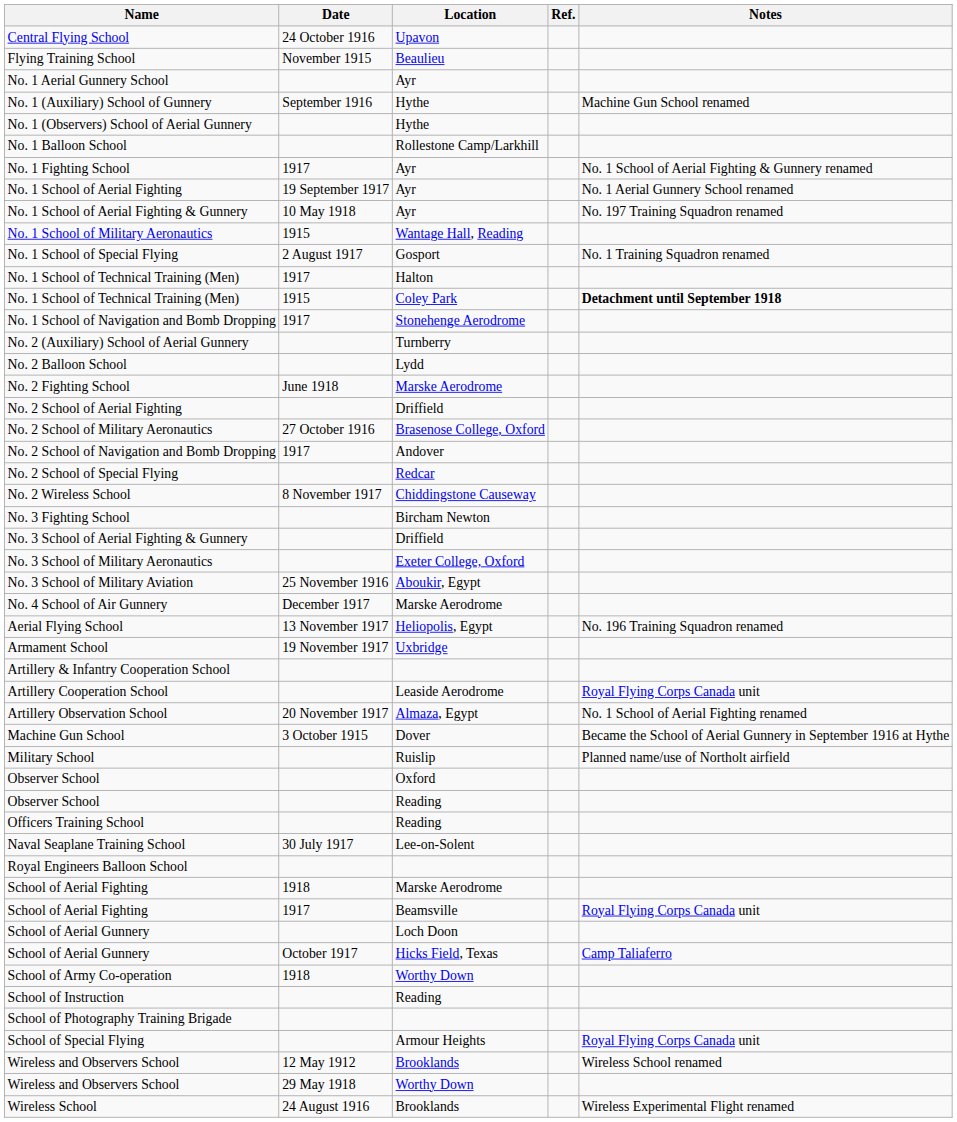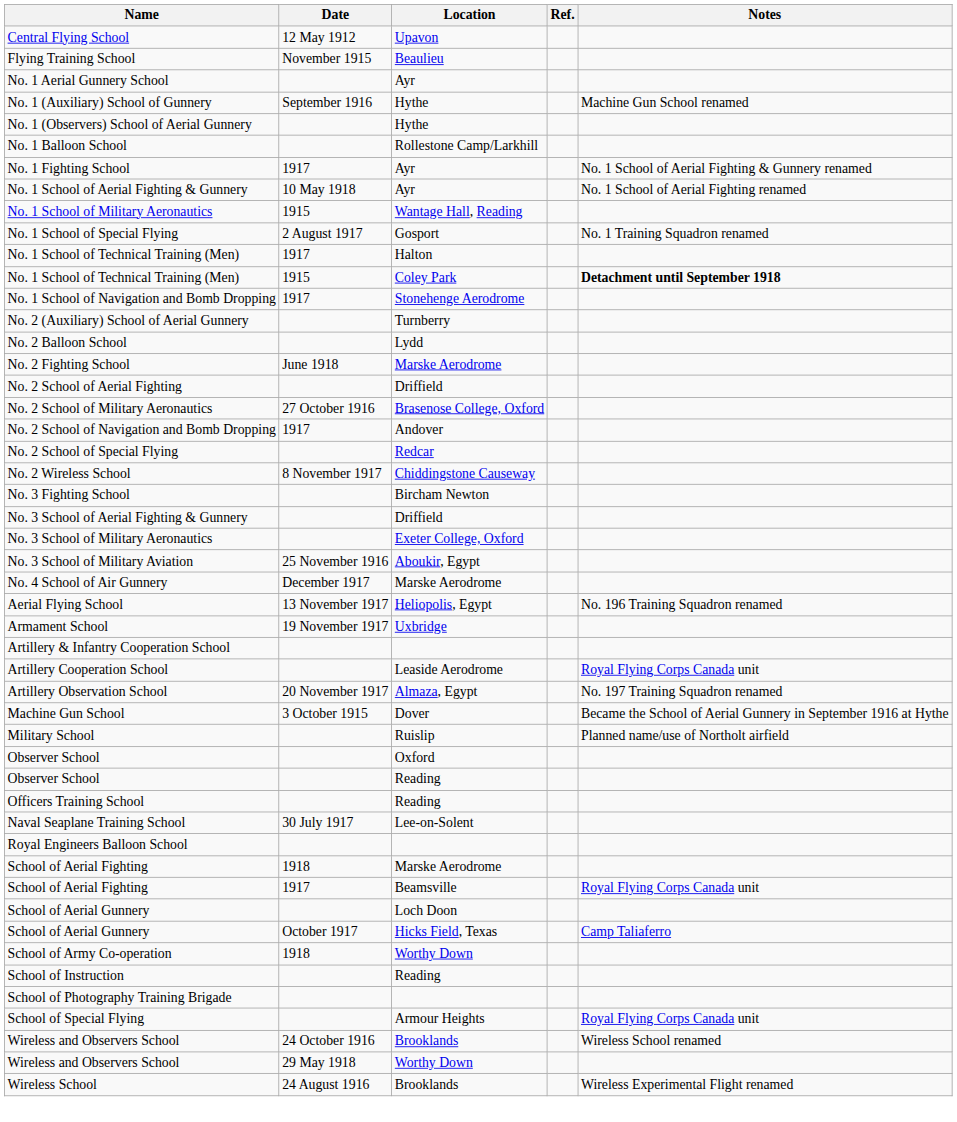(328, 37) 24 October 1916 -> (319, 37) 12 May 1912
- row: (95, 189)
(682, 211) No. 197 Training Squadron renamed -> (694, 189) No. 1 School of Aerial Fighting renamed
(694, 713) No. 1 School of Aerial Fighting renamed -> (682, 691) No. 197 Training Squadron renamed
(319, 1062) 12 May 1912 -> (328, 1041) 24 October 1916
